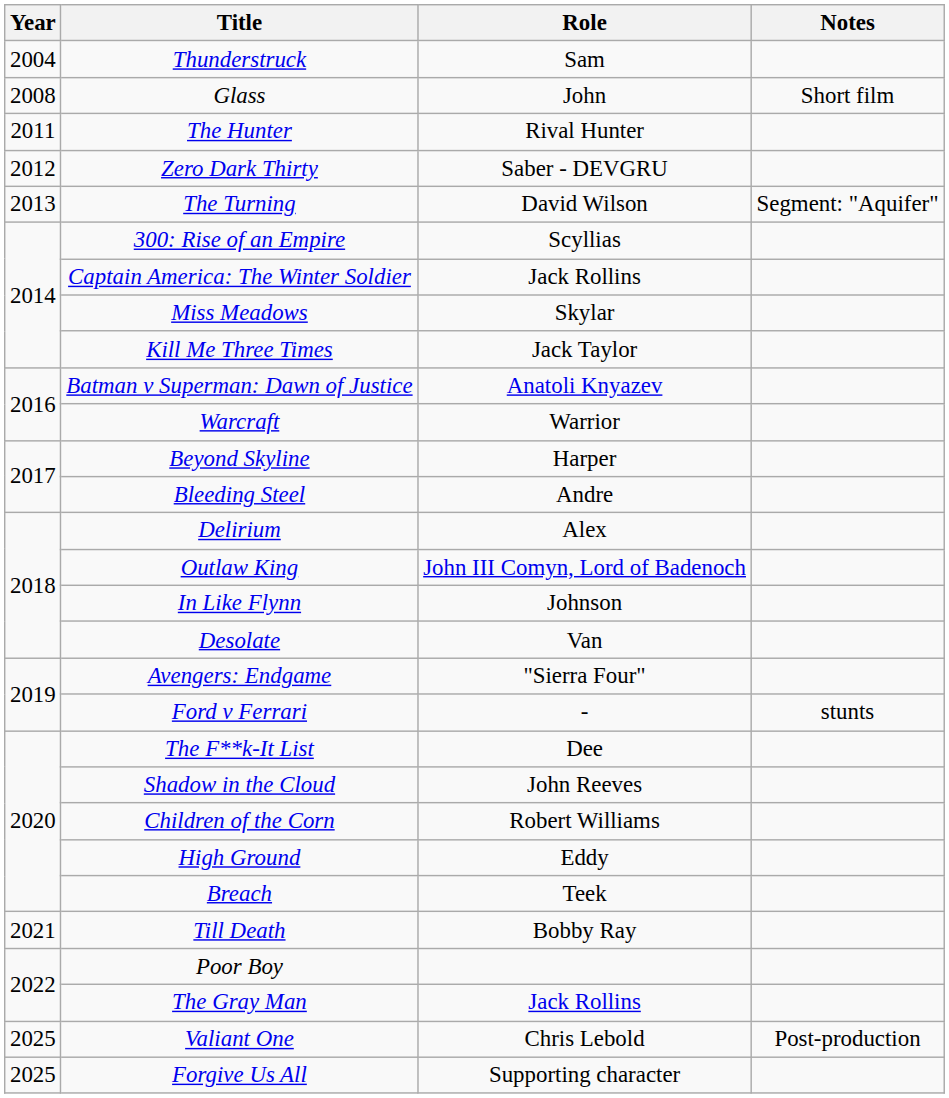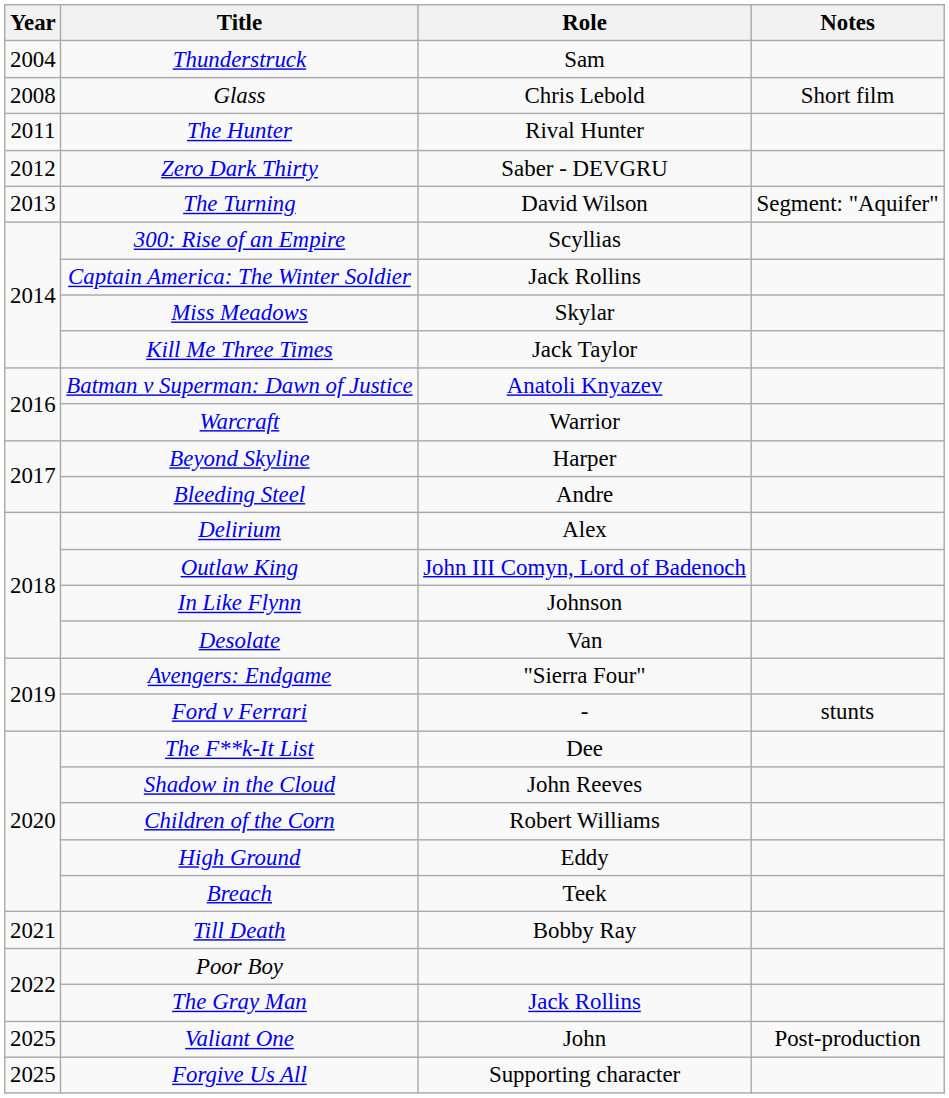(585, 95) John -> (585, 95) Chris Lebold
(585, 1038) Chris Lebold -> (585, 1038) John
